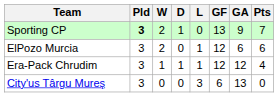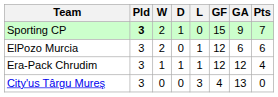(219, 30) 13 -> (219, 30) 15
(219, 83) 6 -> (219, 83) 4
